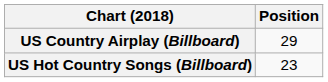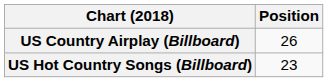(289, 40) 29 -> (289, 40) 26
